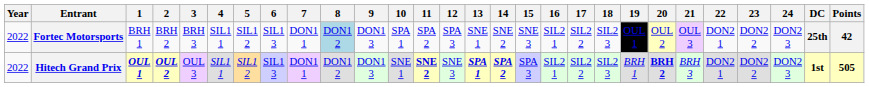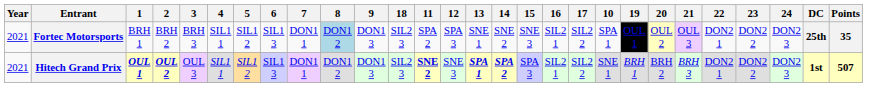columns swapped: (401, 12) <-> (607, 12)
(18, 37) 2022 -> (18, 37) 2021
(847, 37) 42 -> (846, 37) 35
(18, 67) 2022 -> (18, 67) 2021
(662, 67) bold -> (661, 67) normal
(847, 67) 505 -> (846, 67) 507
